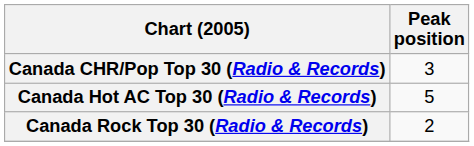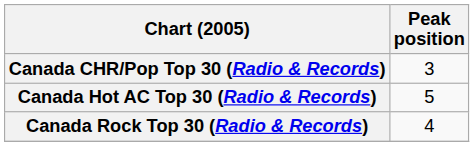(429, 126) 2 -> (429, 126) 4
